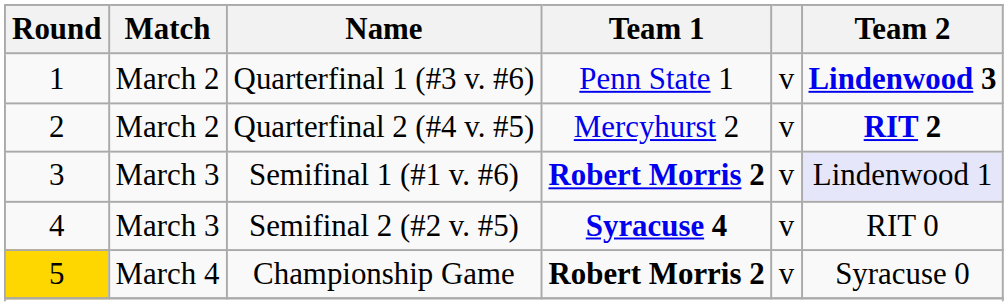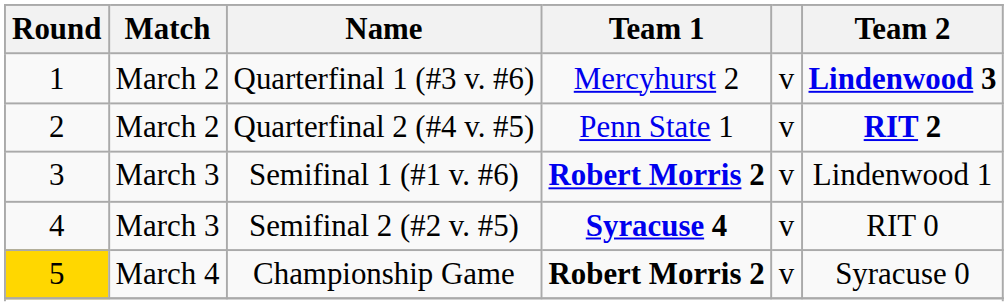(657, 77) Penn State 1 -> (657, 77) Mercyhurst 2
(657, 126) Mercyhurst 2 -> (657, 126) Penn State 1
(902, 175) lavender background -> (902, 175) no background
